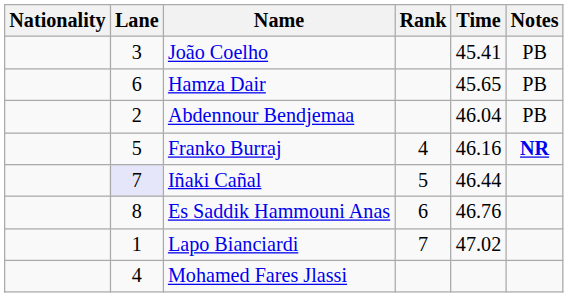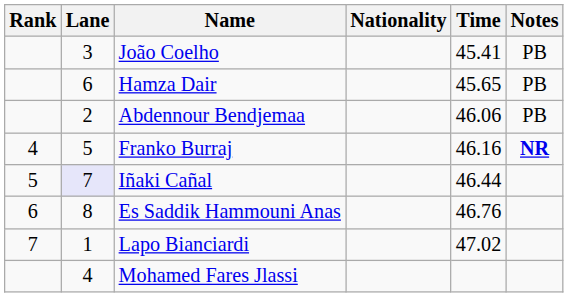columns swapped: (423, 20) <-> (57, 20)
(479, 116) 46.04 -> (479, 116) 46.06
